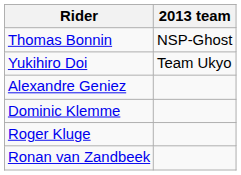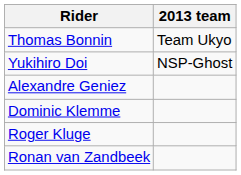(195, 39) NSP-Ghost -> (194, 39) Team Ukyo
(194, 63) Team Ukyo -> (195, 63) NSP-Ghost
